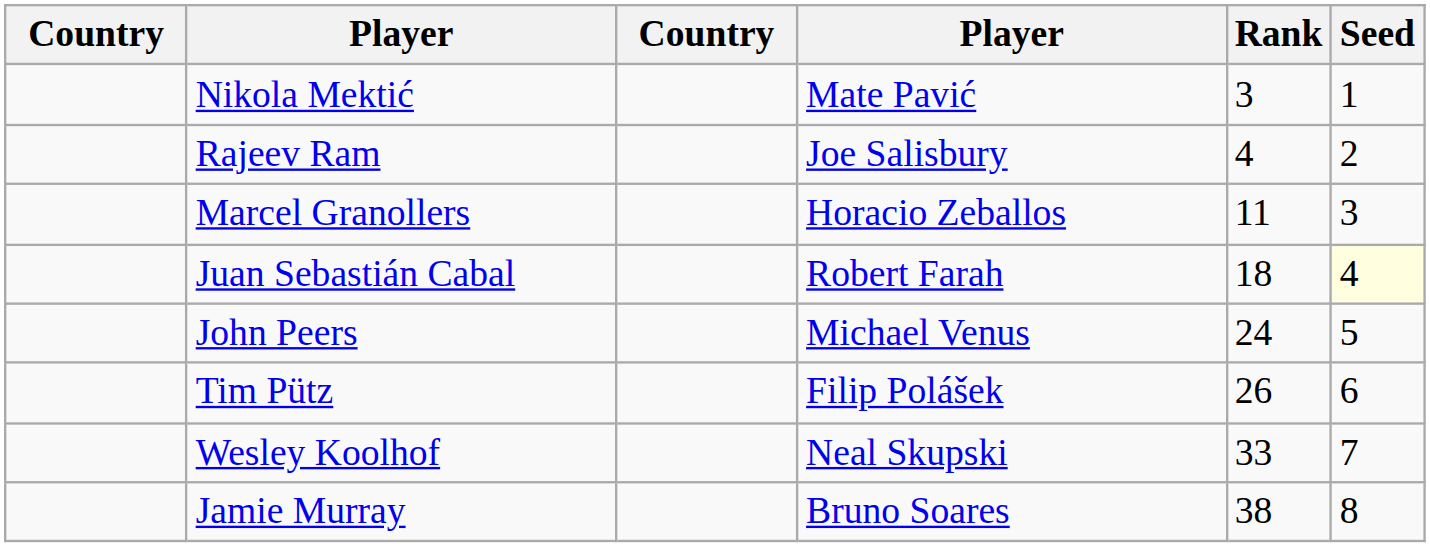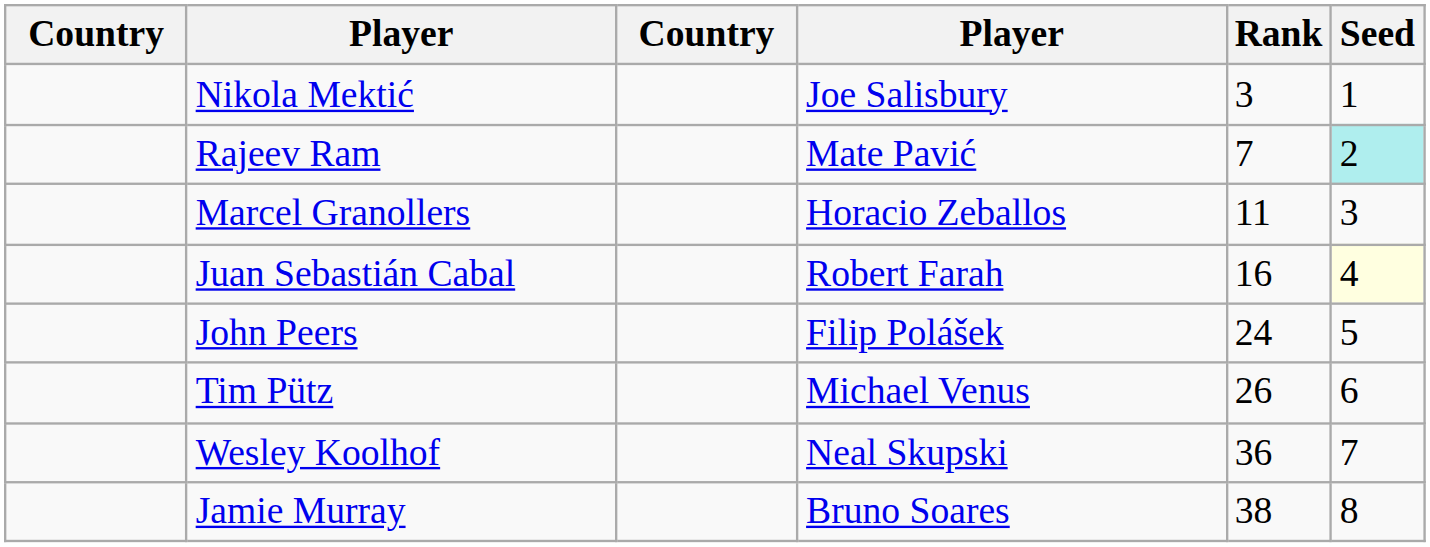(891, 93) Mate Pavić -> (907, 93) Joe Salisbury
(907, 153) Joe Salisbury -> (891, 153) Mate Pavić
(1244, 153) 4 -> (1244, 153) 7
(1349, 153) no background -> (1349, 153) paleturquoise background
(1253, 272) 18 -> (1253, 272) 16
(918, 332) Michael Venus -> (905, 332) Filip Polášek
(905, 392) Filip Polášek -> (918, 392) Michael Venus
(1253, 451) 33 -> (1253, 451) 36
